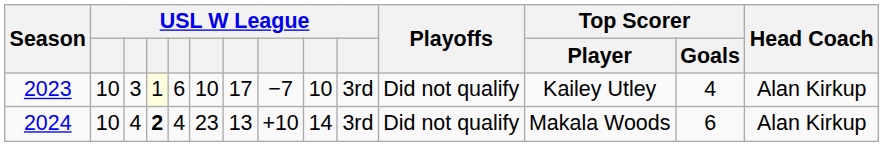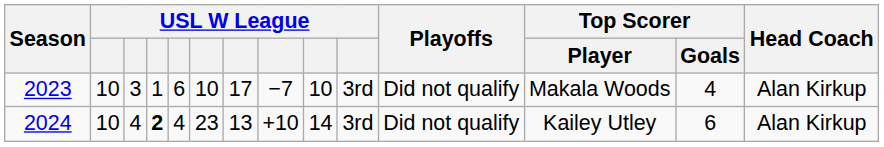(157, 89) lightyellow background -> (157, 89) no background
(600, 89) Kailey Utley -> (600, 89) Makala Woods
(600, 123) Makala Woods -> (600, 123) Kailey Utley
